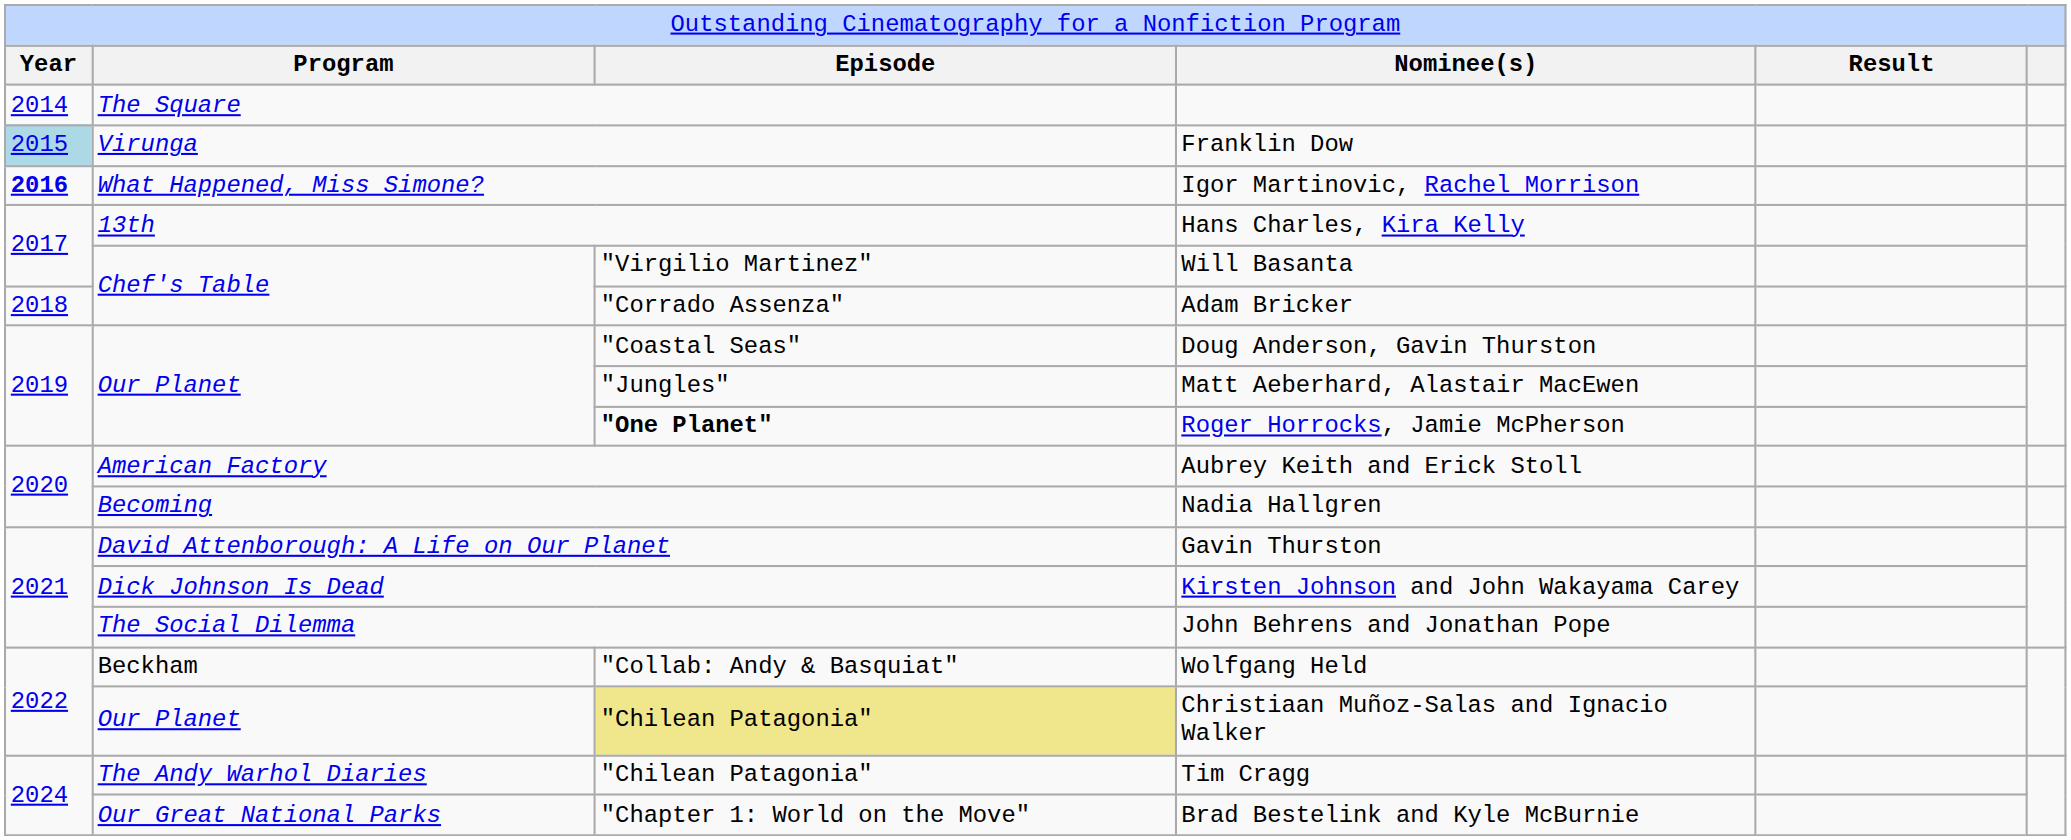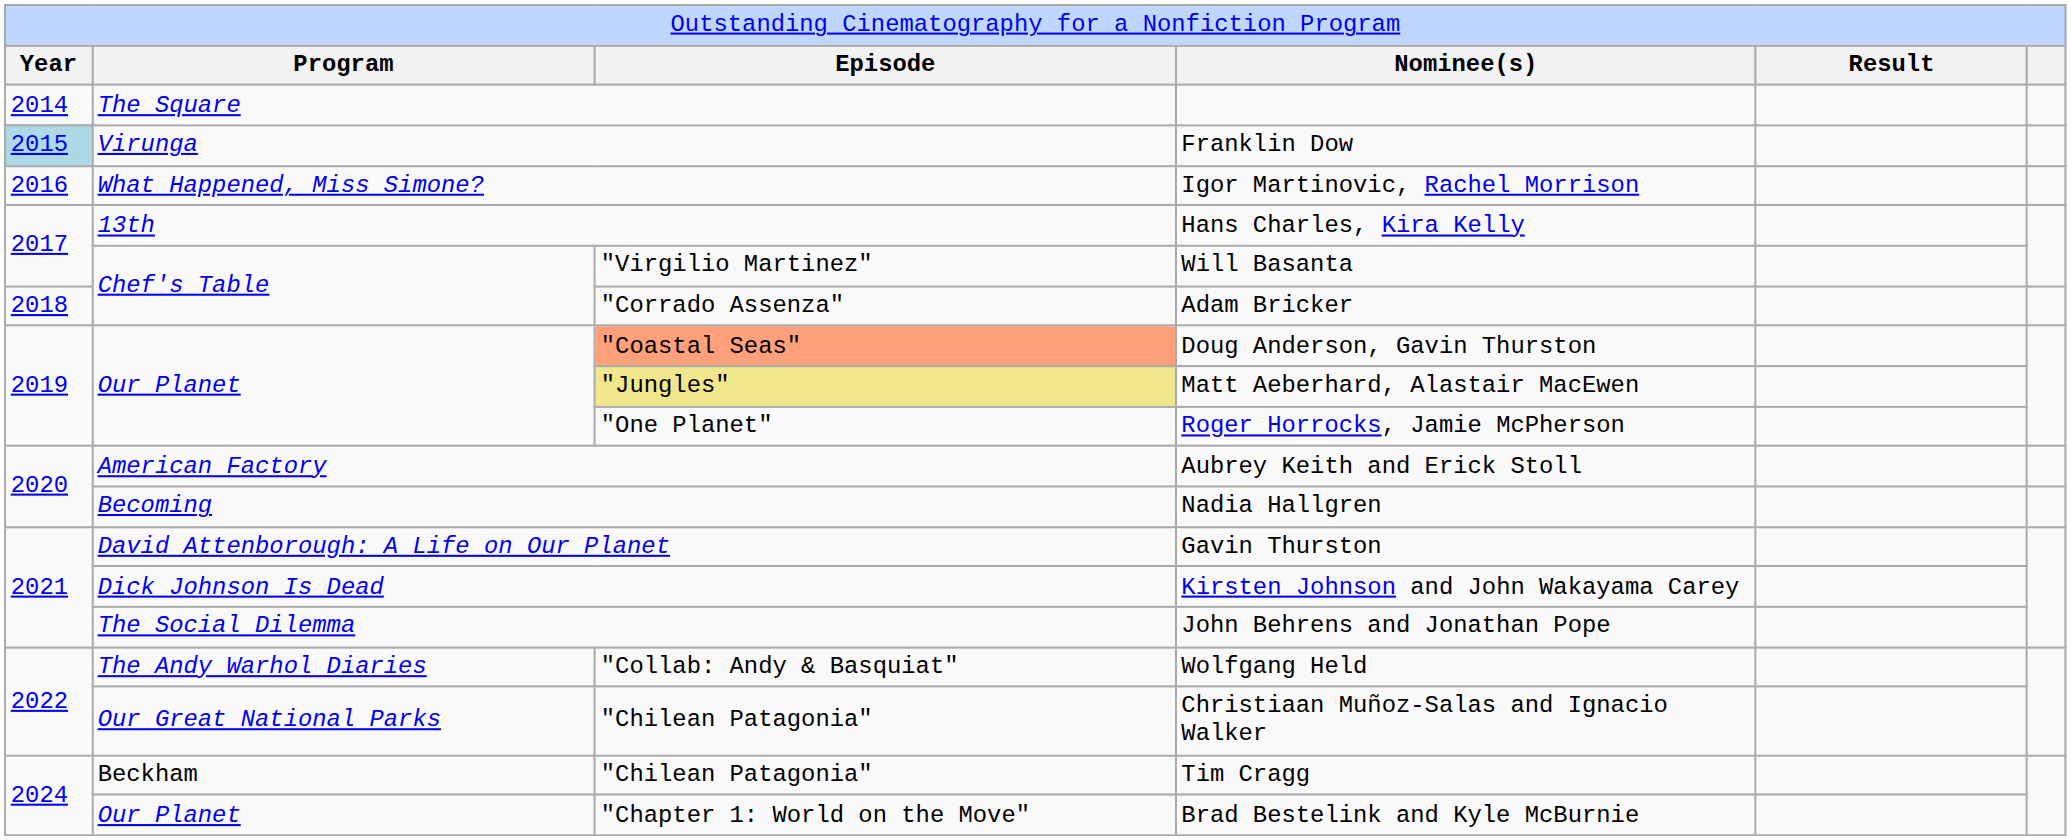(39, 185) bold -> (39, 185) normal
(701, 346) no background -> (701, 346) lightsalmon background
(665, 386) no background -> (665, 386) khaki background
(687, 426) bold -> (687, 426) normal
(148, 666) Beckham -> (262, 666) The Andy Warhol Diaries
(169, 721) Our Planet -> (269, 721) Our Great National Parks
(737, 721) khaki background -> (737, 721) no background
(262, 775) The Andy Warhol Diaries -> (148, 775) Beckham
(269, 815) Our Great National Parks -> (169, 815) Our Planet
